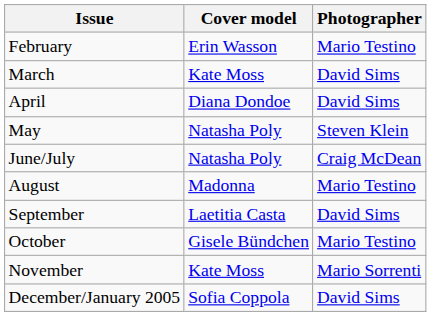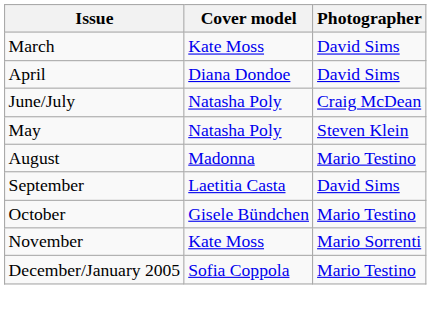- row: (40, 46)
rows swapped: (25, 130) <-> (42, 158)
(358, 297) David Sims -> (366, 269) Mario Testino
